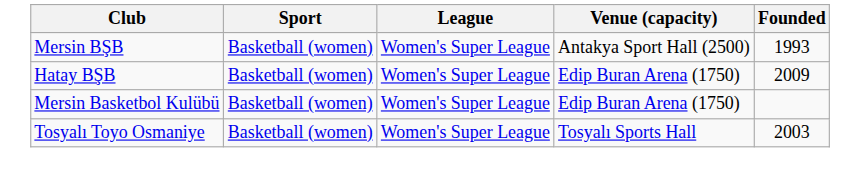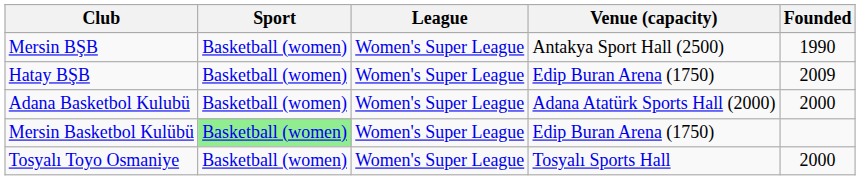(792, 47) 1993 -> (817, 47) 1990
+ row: (99, 103)
(300, 103) no background -> (275, 132) lightgreen background
(792, 132) 2003 -> (817, 160) 2000
